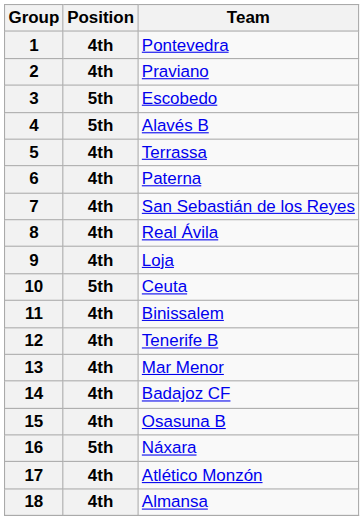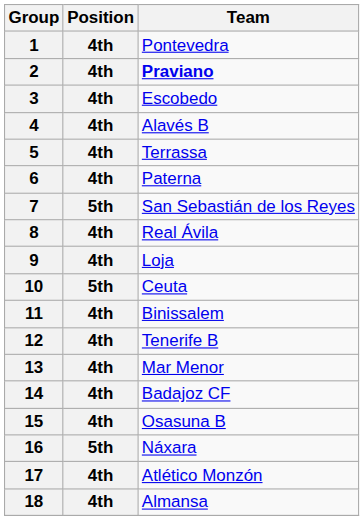(175, 71) normal -> (178, 71) bold
(101, 98) 5th -> (101, 98) 4th
(101, 125) 5th -> (101, 125) 4th
(101, 206) 4th -> (101, 206) 5th
